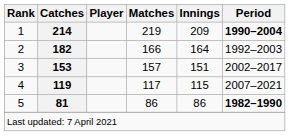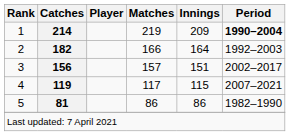(62, 67) 153 -> (62, 67) 156
(254, 103) bold -> (254, 103) normal
